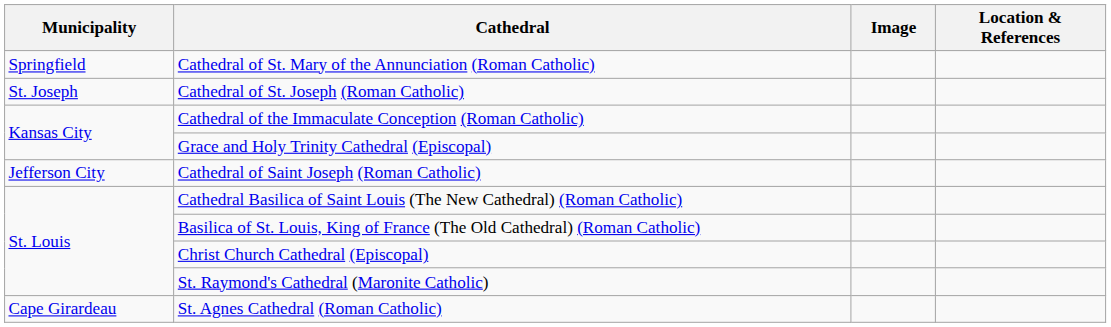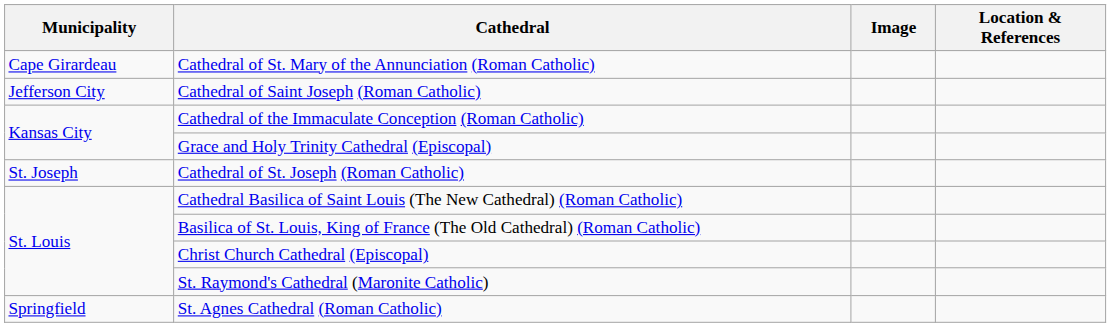(47, 64) Springfield -> (62, 64) Cape Girardeau
rows swapped: (329, 173) <-> (321, 91)
(62, 308) Cape Girardeau -> (47, 308) Springfield
